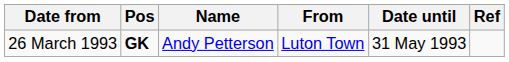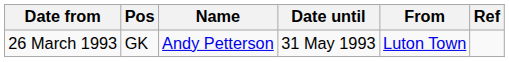columns swapped: (323, 17) <-> (419, 17)
(137, 43) bold -> (136, 43) normal
